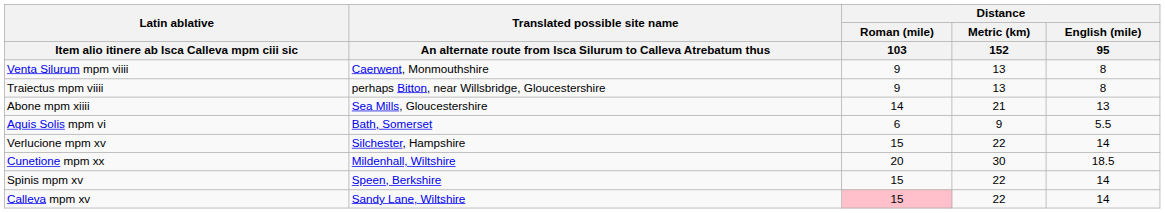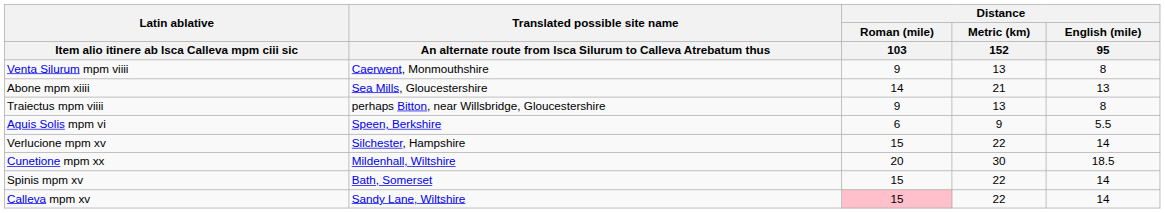rows swapped: (48, 106) <-> (55, 87)
(392, 124) Bath, Somerset -> (397, 124) Speen, Berkshire
(397, 180) Speen, Berkshire -> (392, 180) Bath, Somerset
